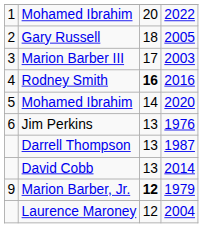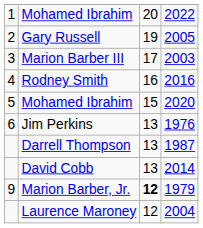(150, 37) 18 -> (150, 37) 19
(150, 80) bold -> (150, 80) normal
(150, 102) 14 -> (150, 102) 15
